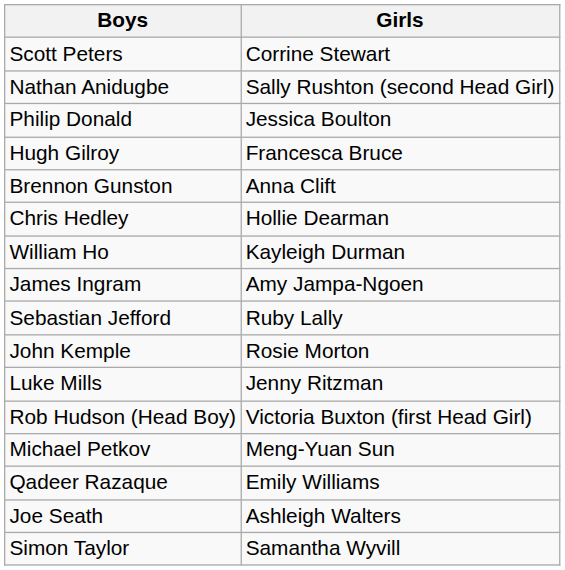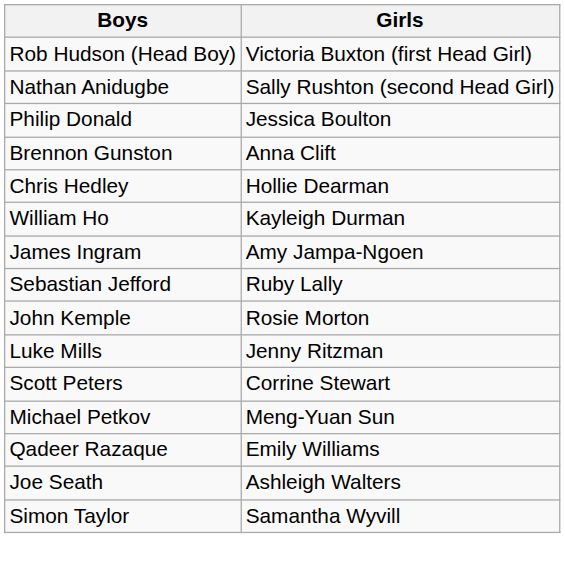rows swapped: (123, 416) <-> (66, 53)
- row: (64, 152)
